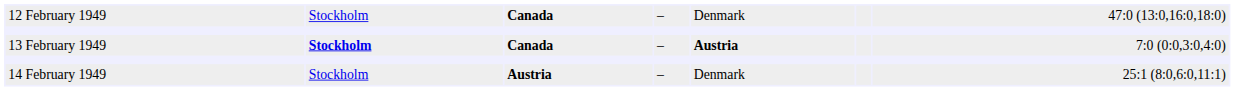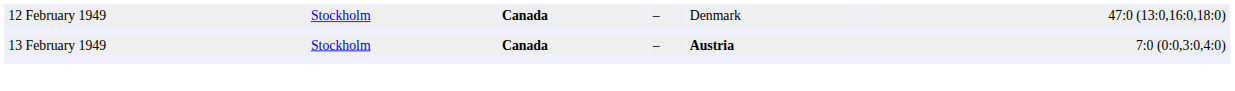(340, 45) bold -> (341, 45) normal
- row: (57, 74)
